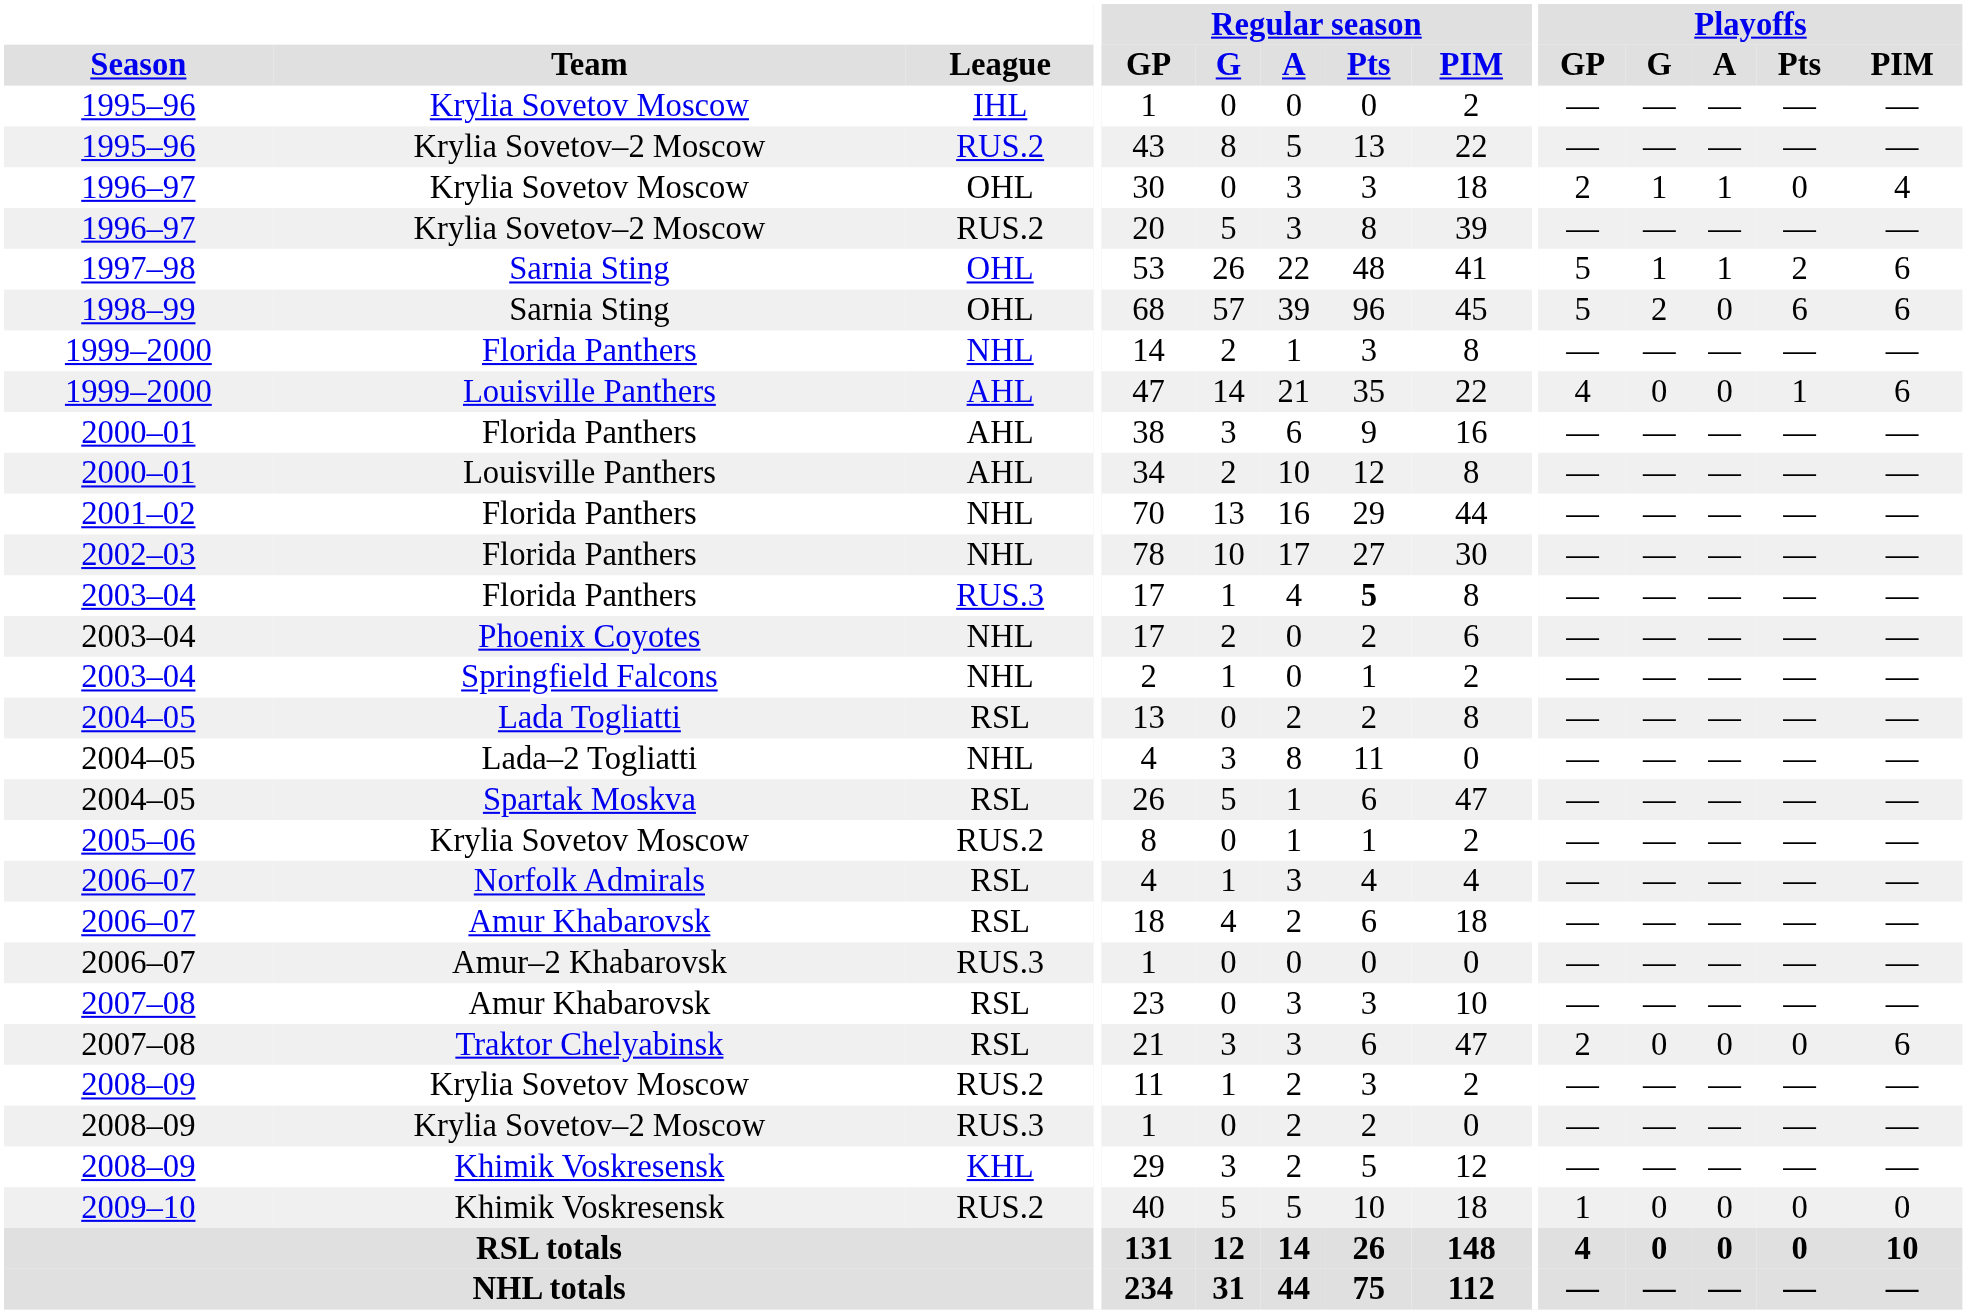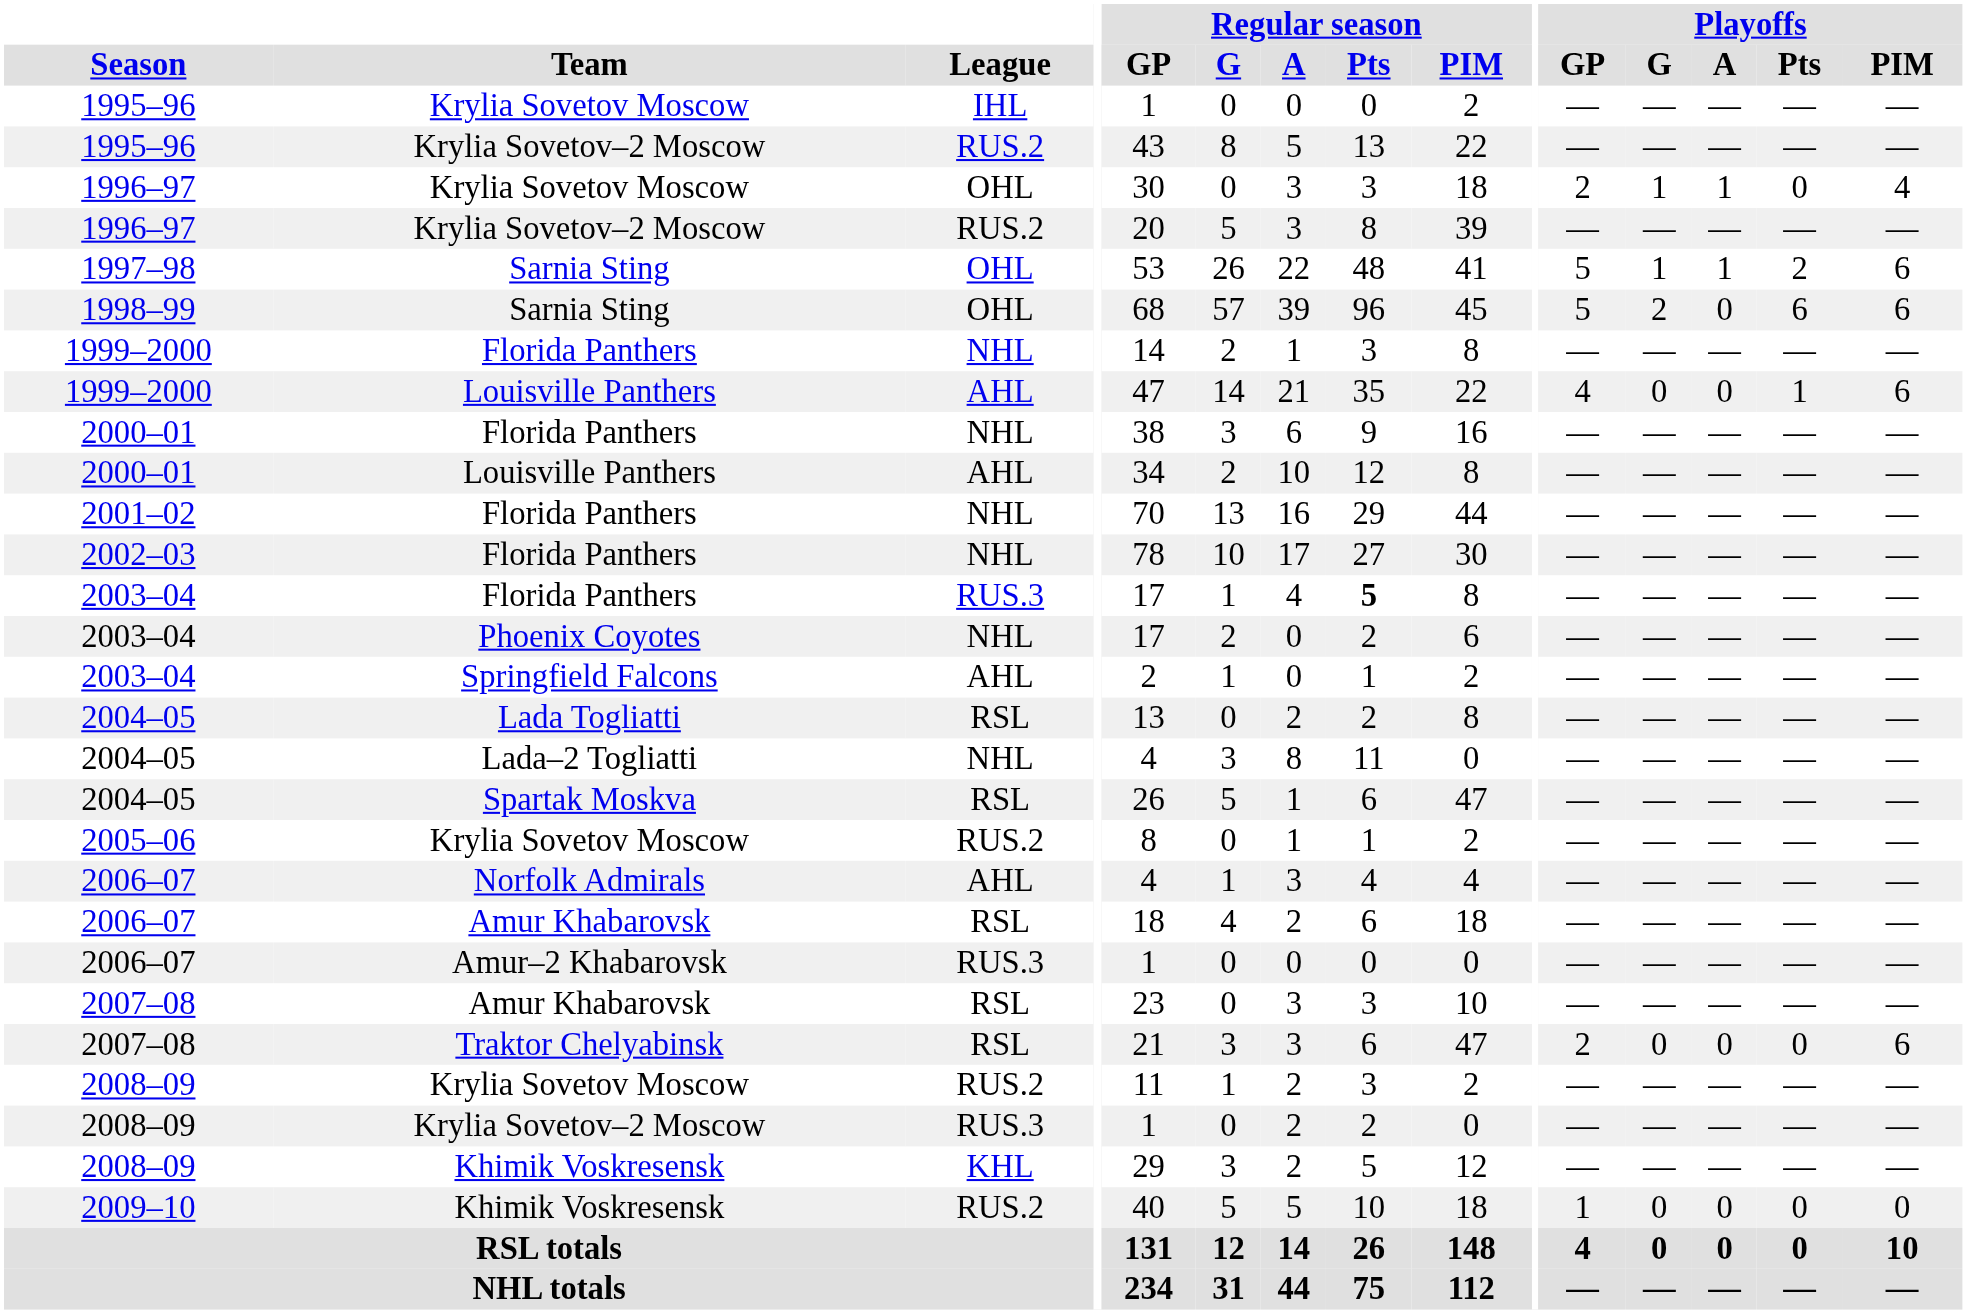(1000, 431) AHL -> (1000, 431) NHL
(1000, 676) NHL -> (1000, 676) AHL
(1000, 880) RSL -> (1000, 880) AHL
